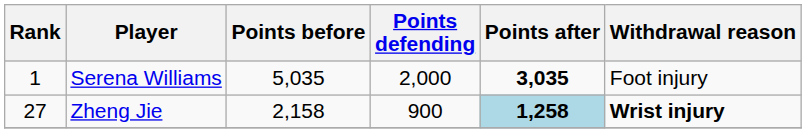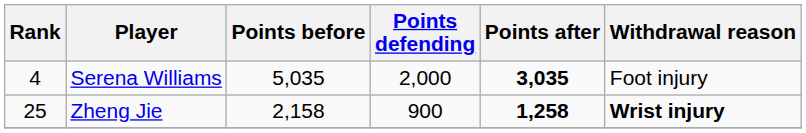(35, 77) 1 -> (35, 77) 4
(35, 111) 27 -> (35, 111) 25
(543, 111) lightblue background -> (543, 111) no background
